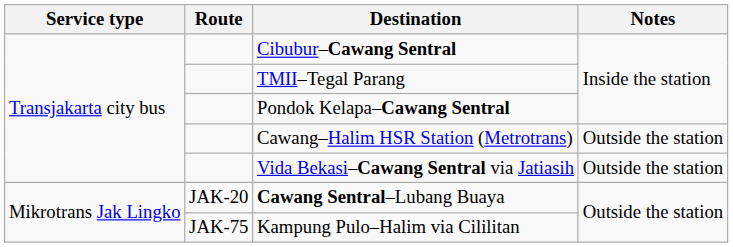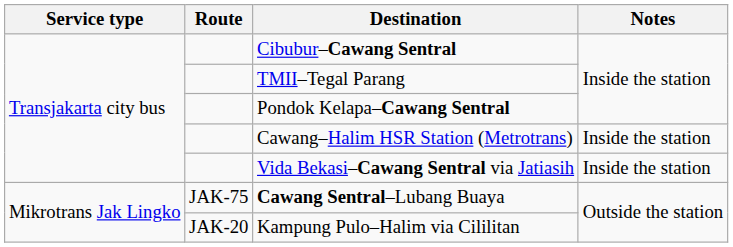(653, 138) Outside the station -> (647, 138) Inside the station
(653, 167) Outside the station -> (647, 167) Inside the station
(219, 197) JAK-20 -> (219, 197) JAK-75
(219, 227) JAK-75 -> (219, 227) JAK-20
